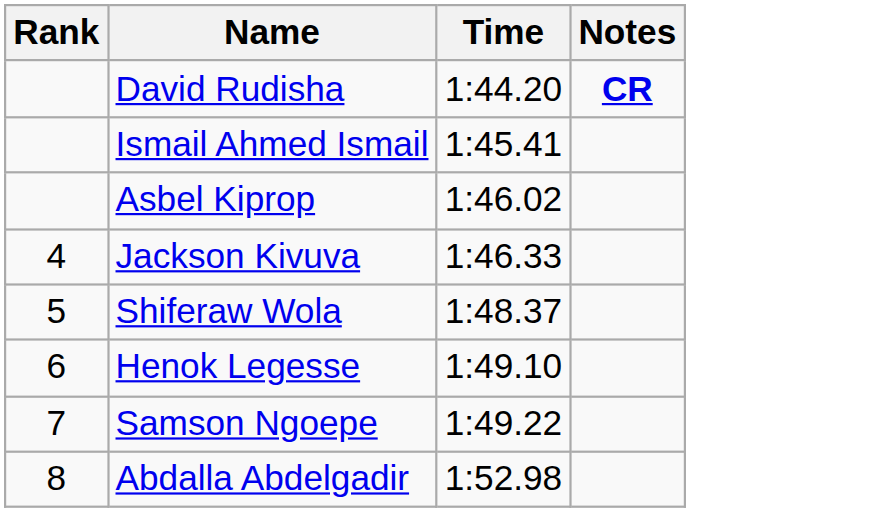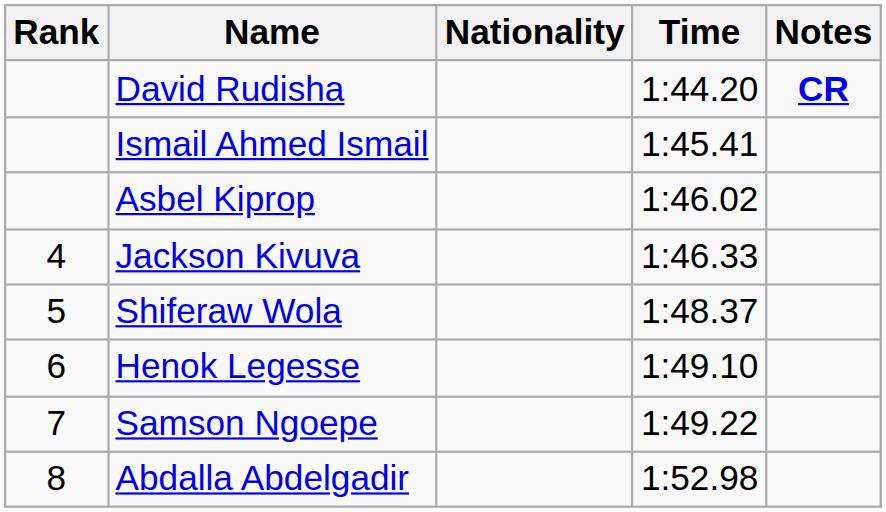+ column: (535, 32)
